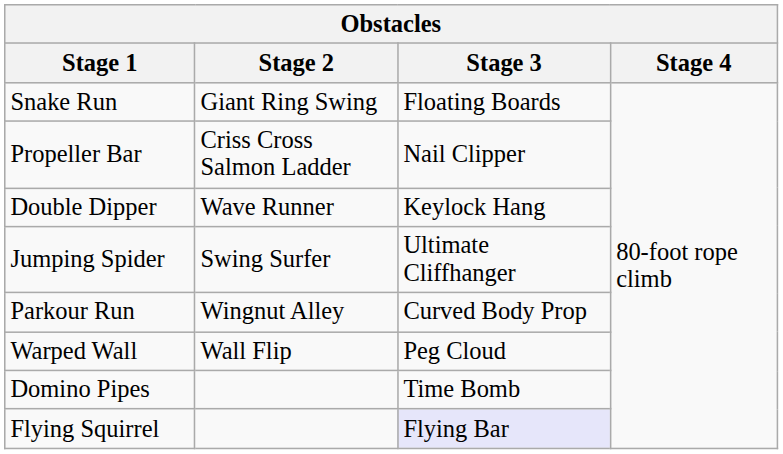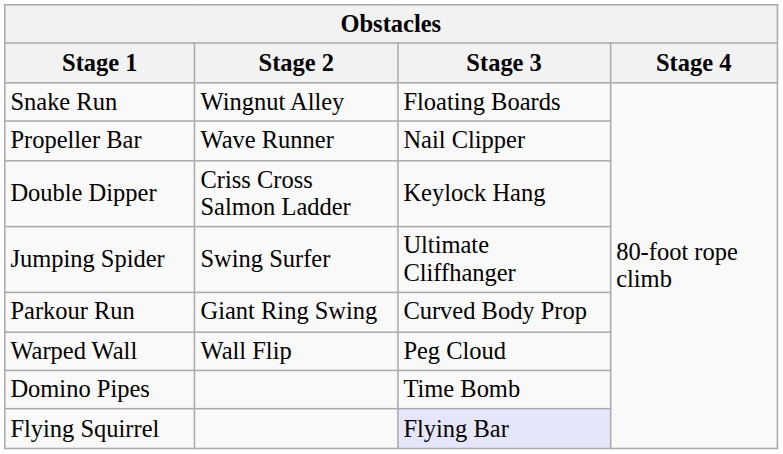(289, 101) Giant Ring Swing -> (272, 101) Wingnut Alley
(276, 154) Criss Cross Salmon Ladder -> (267, 140) Wave Runner
(267, 206) Wave Runner -> (276, 192) Criss Cross Salmon Ladder
(272, 311) Wingnut Alley -> (289, 311) Giant Ring Swing
